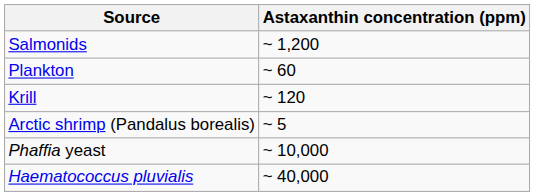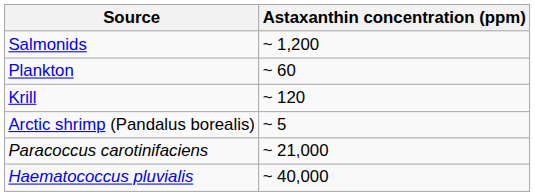- row: (57, 151)
+ row: (108, 151)
